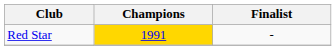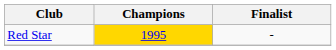(153, 34) 1991 -> (153, 34) 1995
